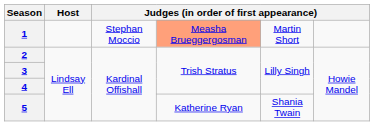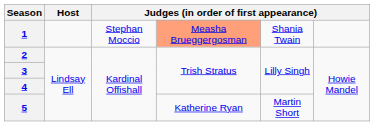(287, 34) Martin Short -> (287, 34) Shania Twain
(287, 108) Shania Twain -> (287, 108) Martin Short
